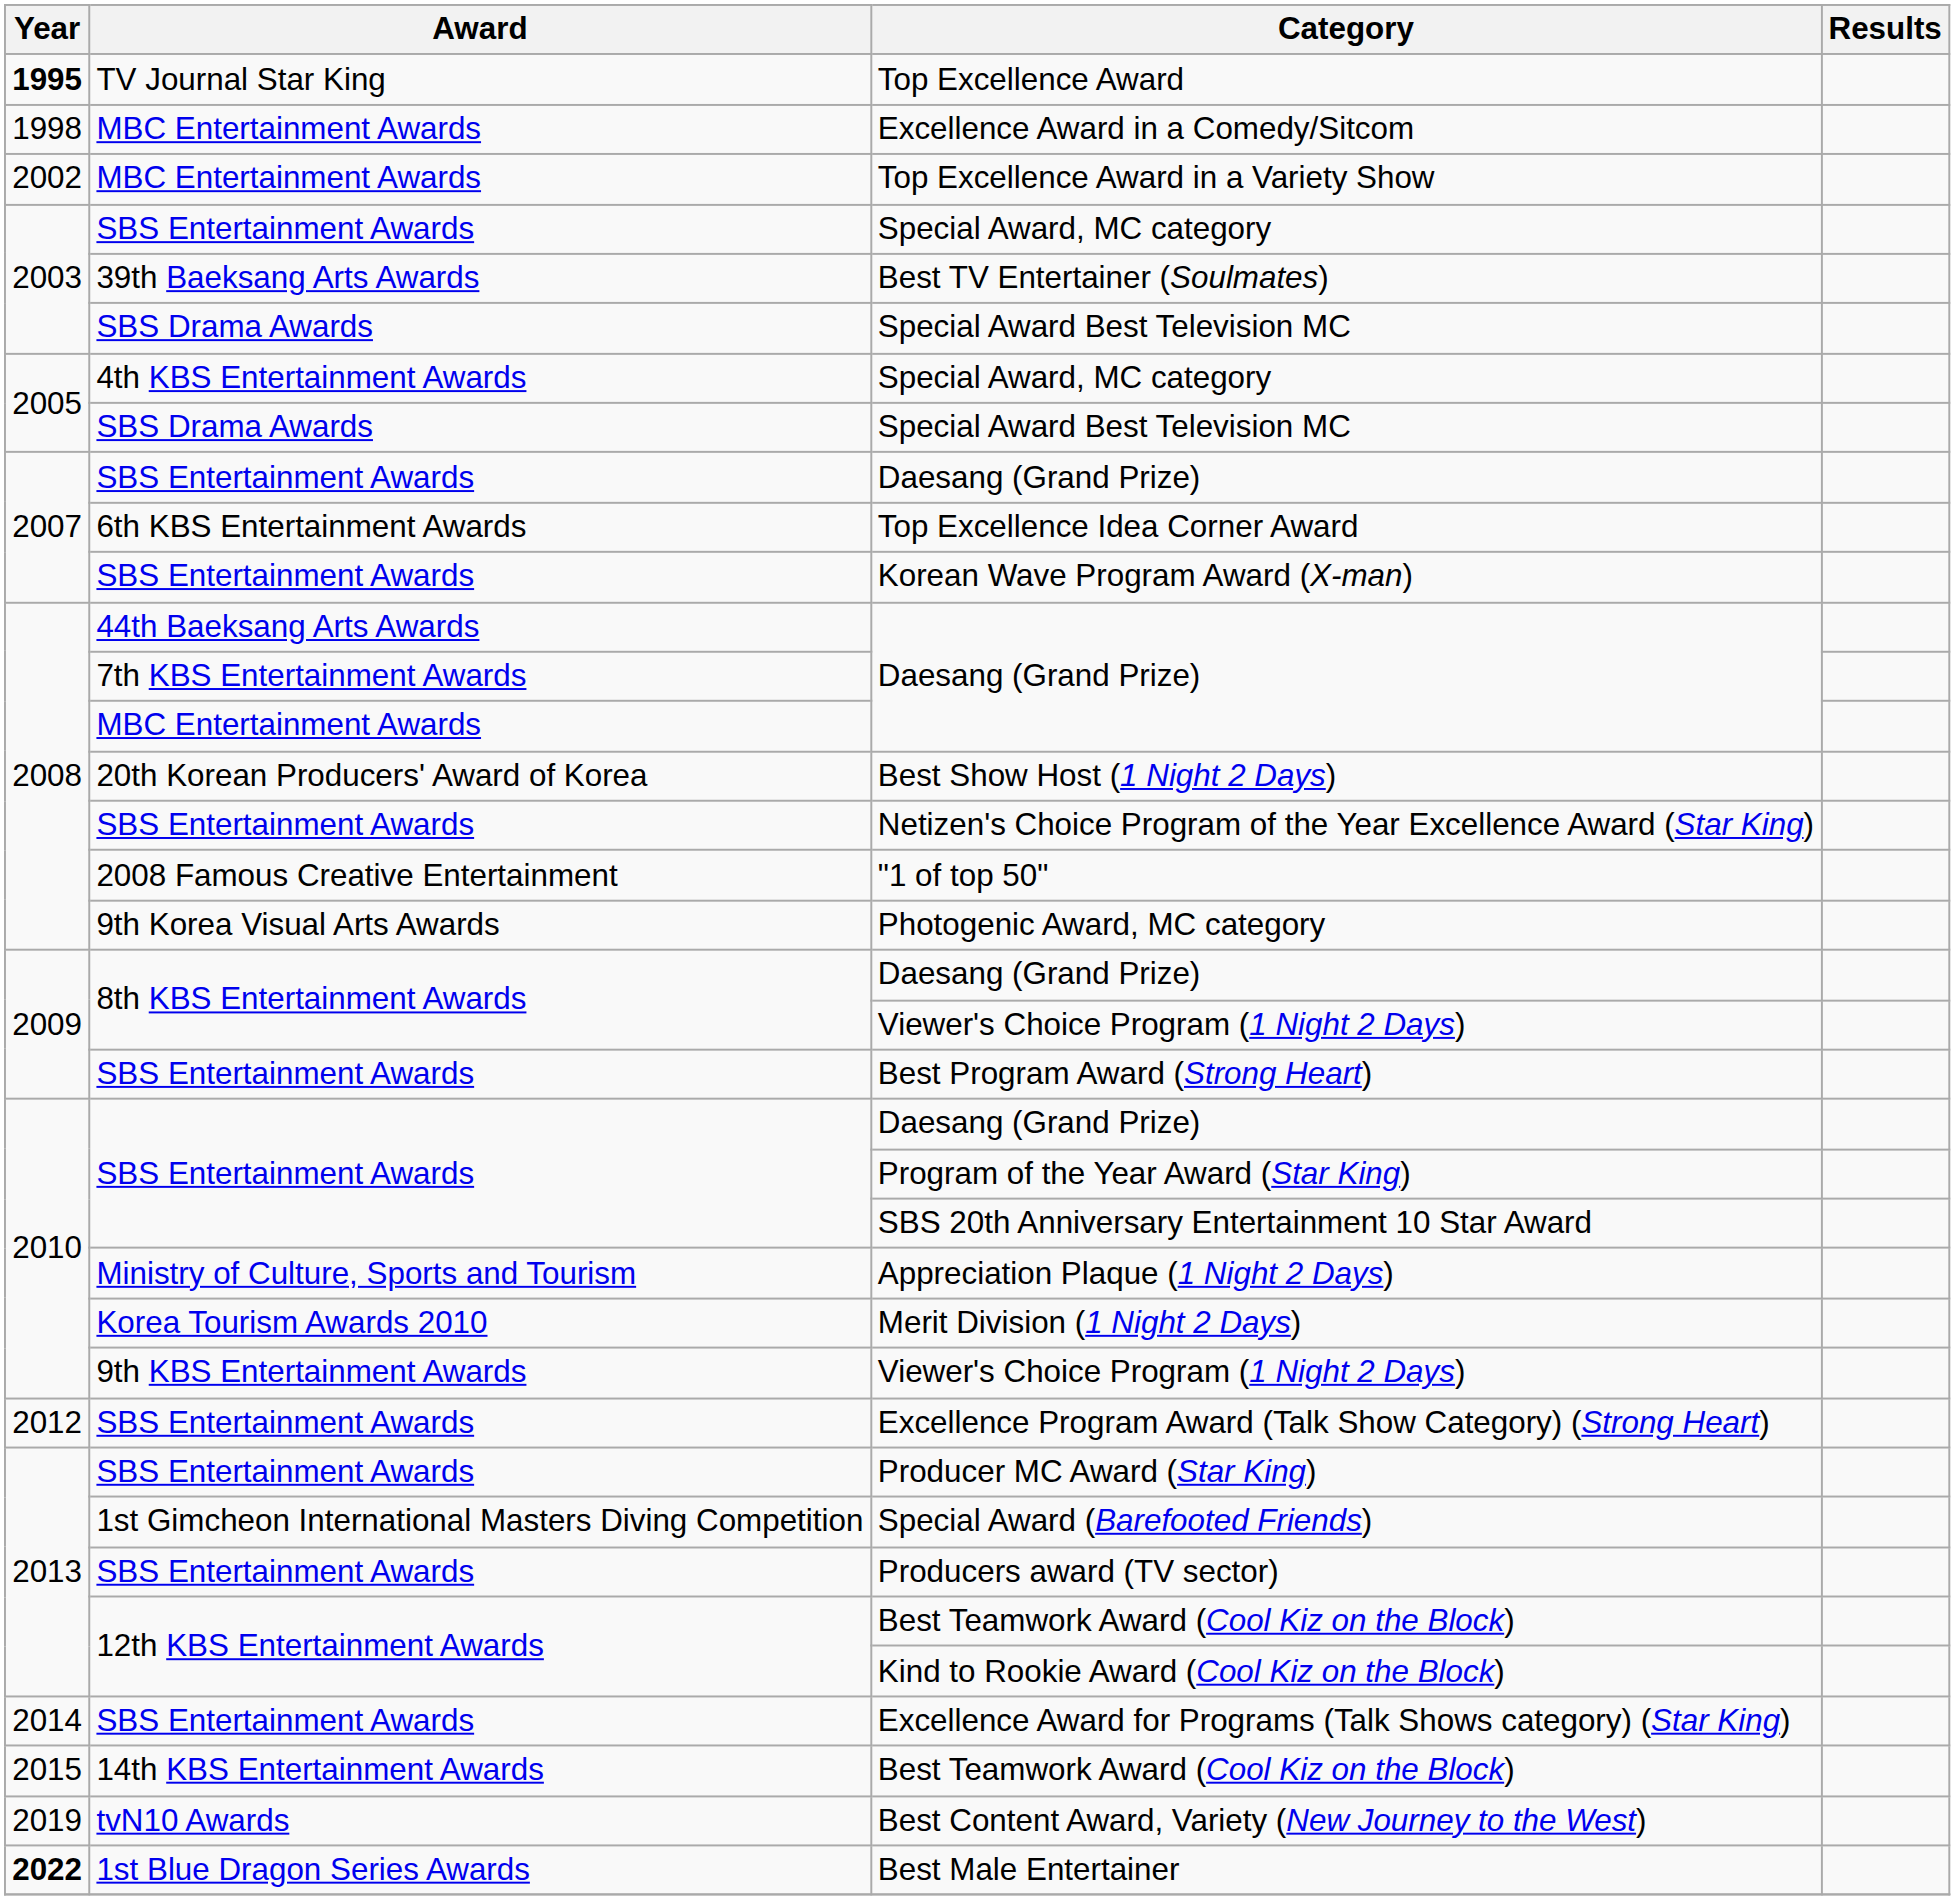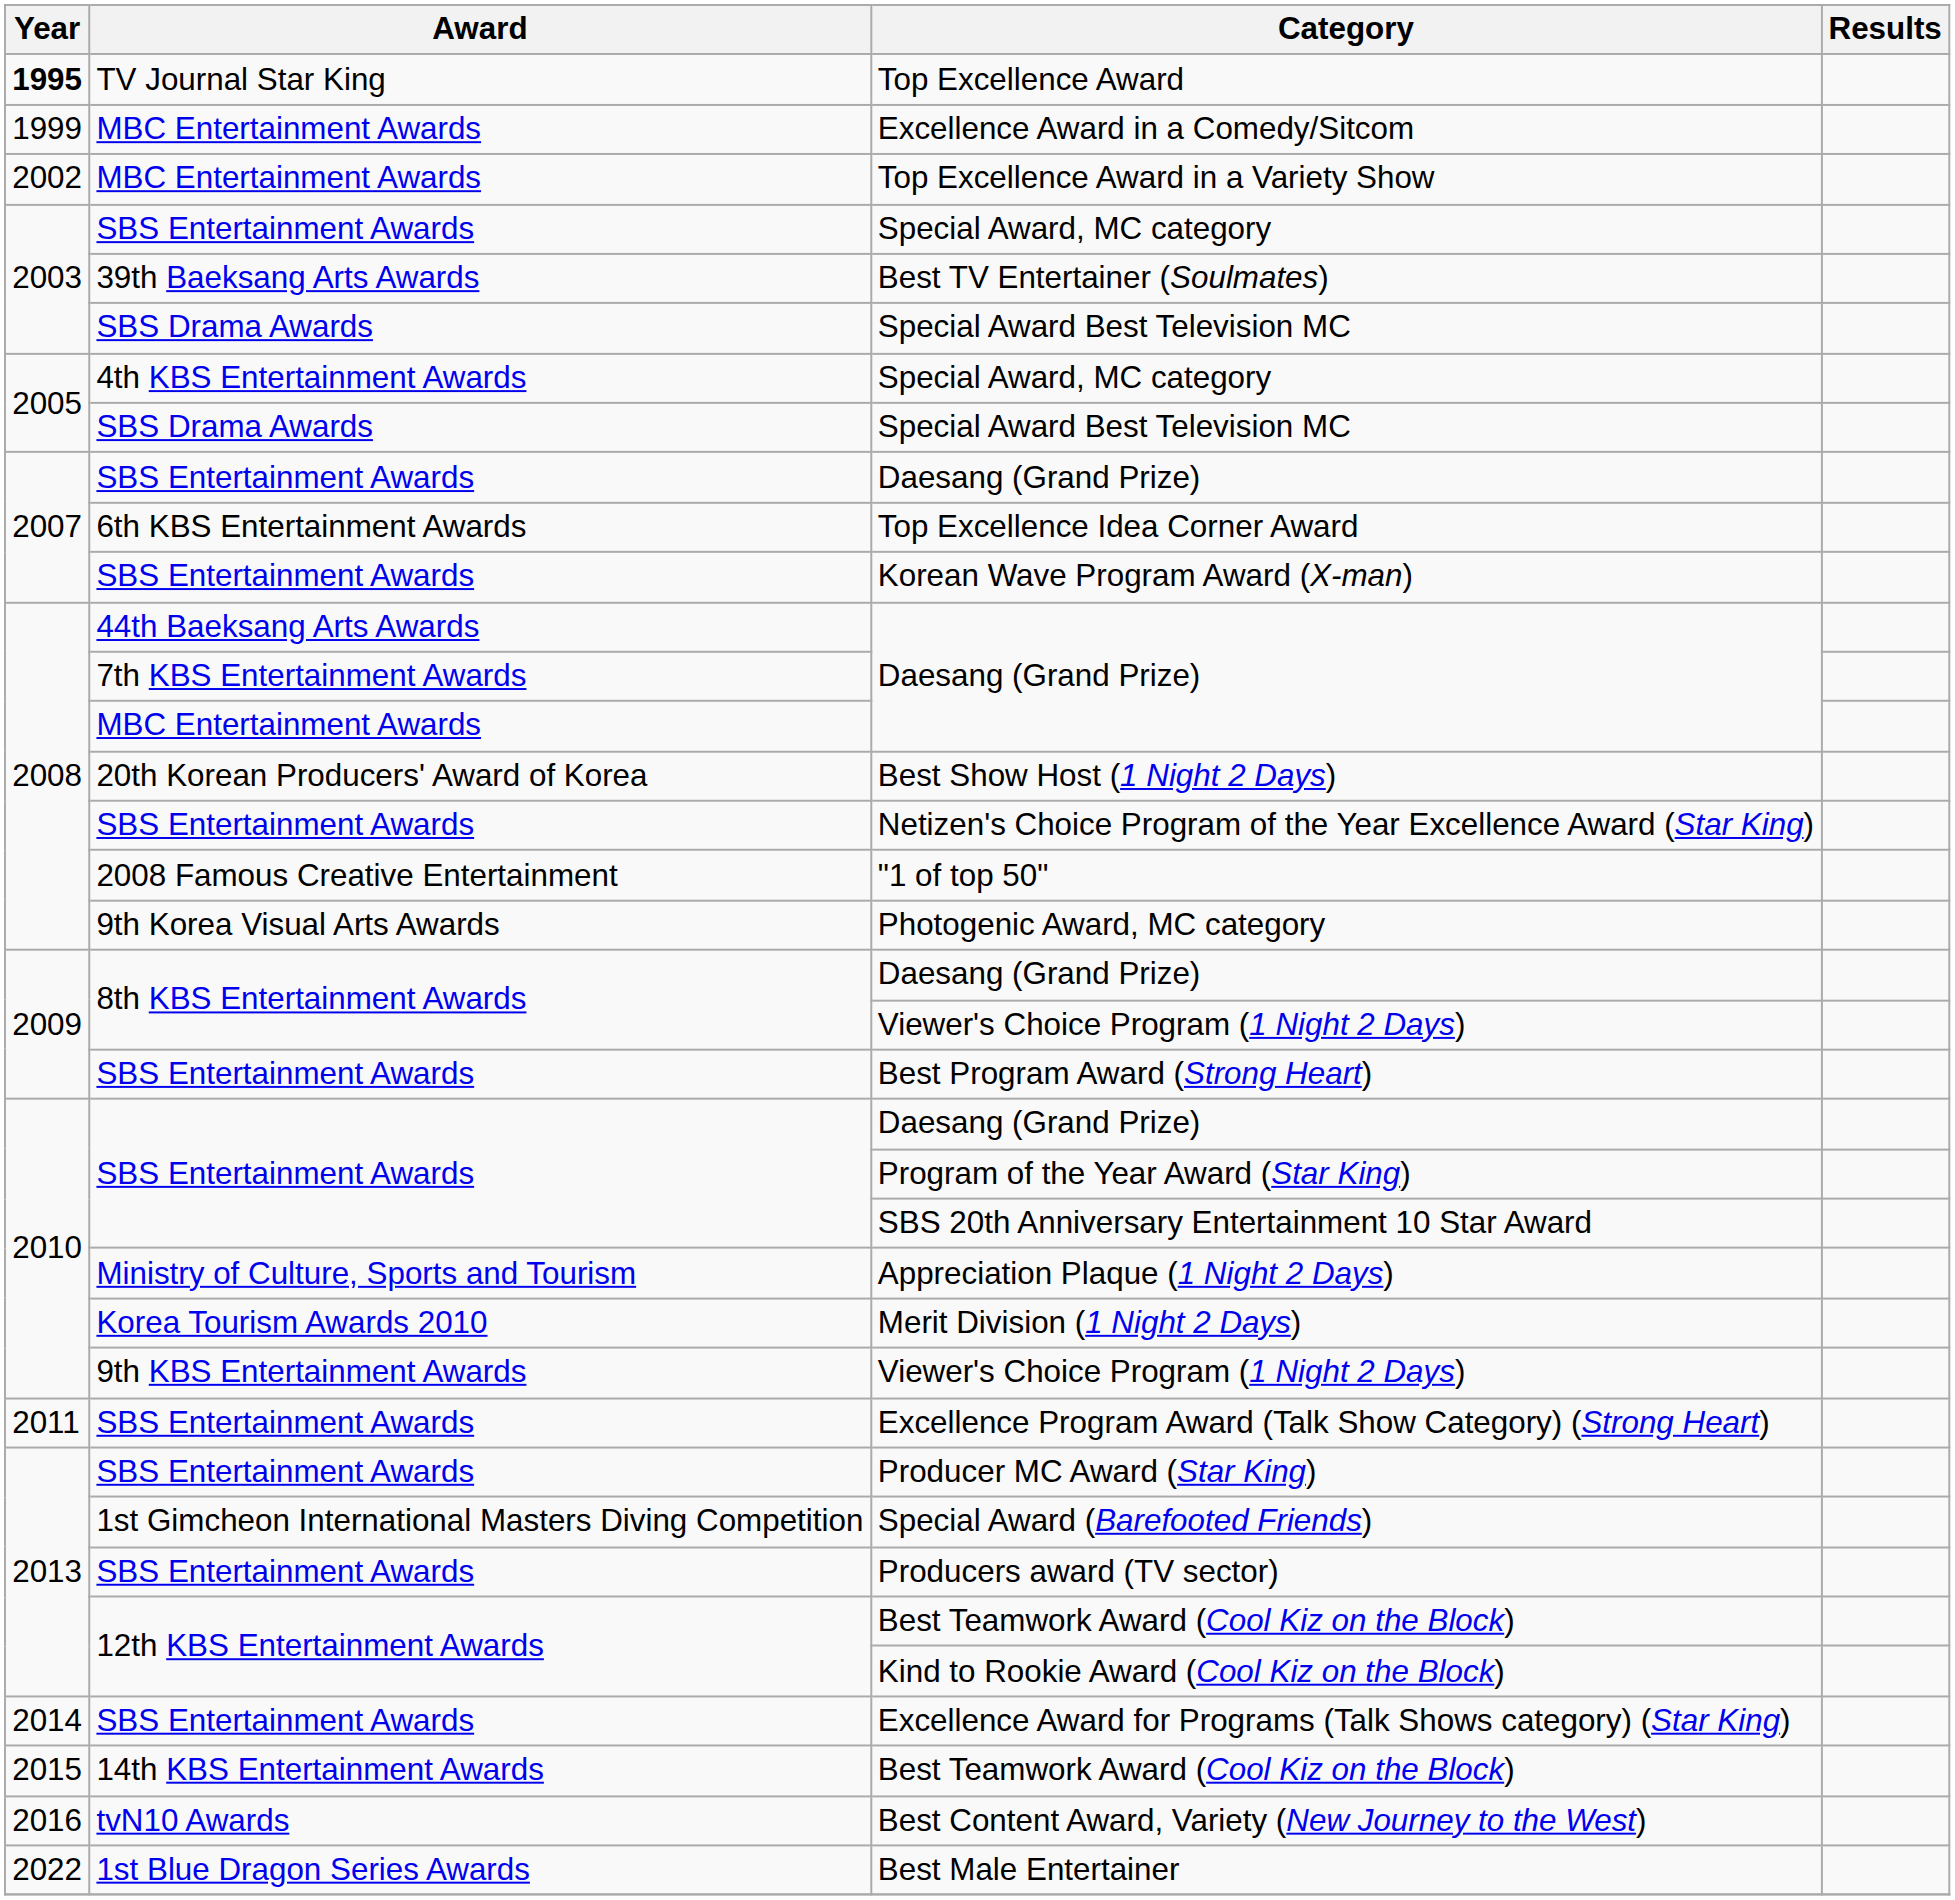(47, 128) 1998 -> (47, 128) 1999
(47, 1421) 2012 -> (46, 1421) 2011
(47, 1819) 2019 -> (47, 1819) 2016
(47, 1869) bold -> (47, 1869) normal
